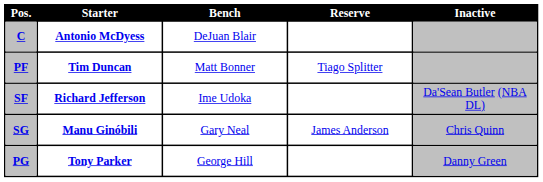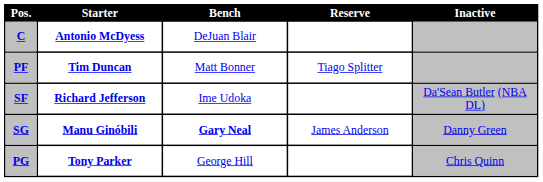(225, 129) normal -> (225, 129) bold
(475, 129) Chris Quinn -> (475, 129) Danny Green
(475, 161) Danny Green -> (475, 161) Chris Quinn
